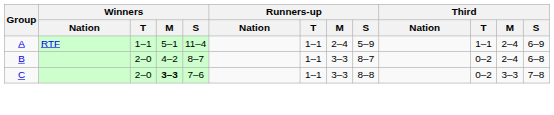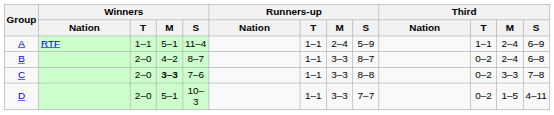+ row: (21, 96)
